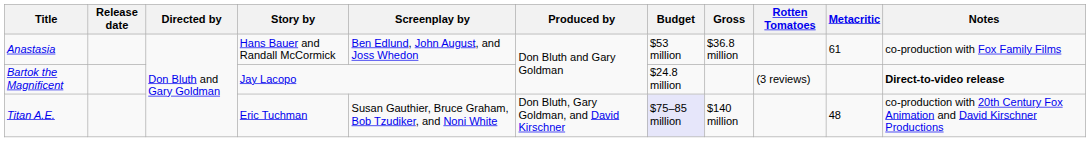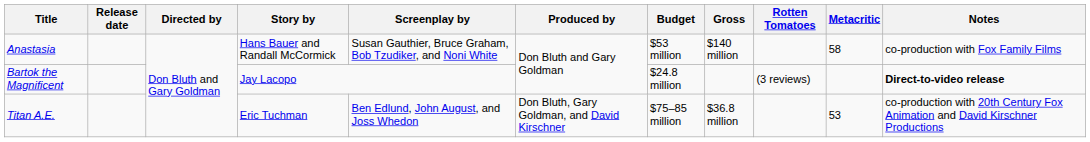(426, 49) Ben Edlund, John August, and Joss Whedon -> (430, 49) Susan Gauthier, Bruce Graham, Bob Tzudiker, and Noni White
(723, 49) $36.8 million -> (723, 49) $140 million
(835, 49) 61 -> (835, 49) 58
(430, 115) Susan Gauthier, Bruce Graham, Bob Tzudiker, and Noni White -> (426, 115) Ben Edlund, John August, and Joss Whedon
(668, 115) lavender background -> (668, 115) no background
(723, 115) $140 million -> (723, 115) $36.8 million
(835, 115) 48 -> (835, 115) 53
